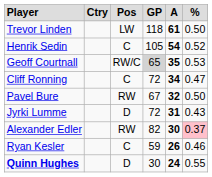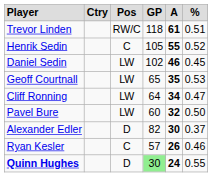(127, 29) LW -> (127, 29) RW/C
(195, 29) 0.50 -> (195, 29) 0.51
(174, 46) 54 -> (174, 46) 55
+ row: (37, 63)
(127, 63) RW/C -> (127, 79) LW
(154, 63) lightgrey background -> (154, 79) no background
(127, 79) C -> (127, 96) LW
(154, 79) 72 -> (154, 96) 64
(127, 96) RW -> (127, 113) LW
(154, 96) 67 -> (154, 113) 60
- row: (37, 113)
(127, 130) RW -> (127, 130) D
(195, 130) pink background -> (195, 130) no background
(154, 146) 59 -> (154, 146) 57
(154, 163) no background -> (154, 163) lightgreen background
